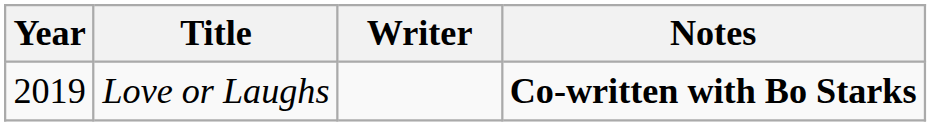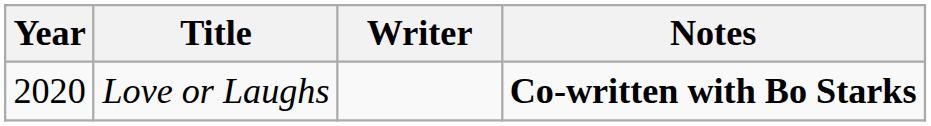(50, 90) 2019 -> (50, 90) 2020
